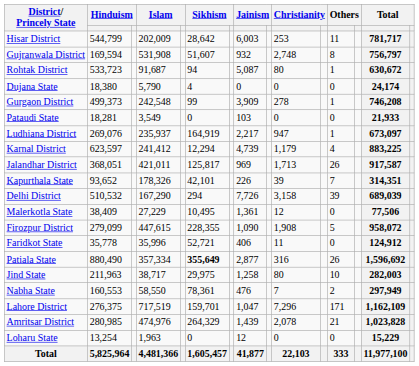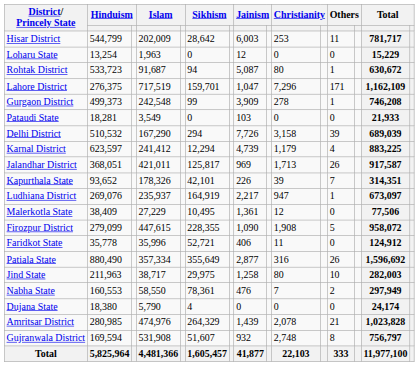rows swapped: (32, 338) <-> (46, 54)
rows swapped: (32, 86) <-> (37, 306)
rows swapped: (34, 196) <-> (41, 133)
(203, 259) bold -> (203, 259) normal
